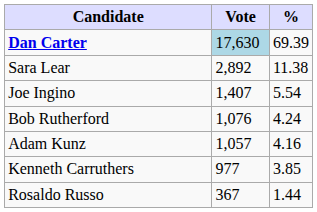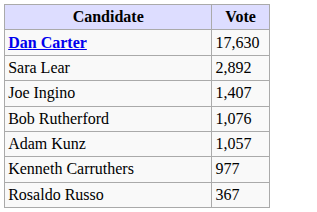- column: (291, 17)
(238, 42) lightblue background -> (238, 42) no background
